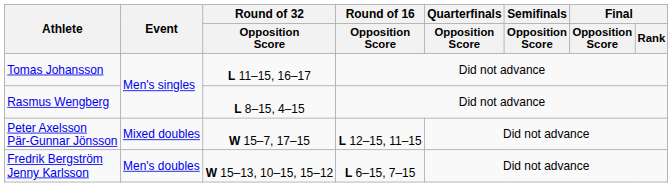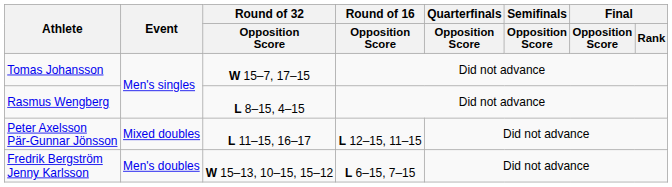(269, 77) L 11–15, 16–17 -> (269, 77) W 15–7, 17–15
(269, 141) W 15–7, 17–15 -> (269, 141) L 11–15, 16–17
